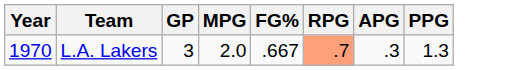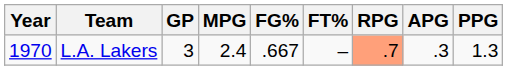+ column: (328, 20)
(233, 50) 2.0 -> (233, 50) 2.4
